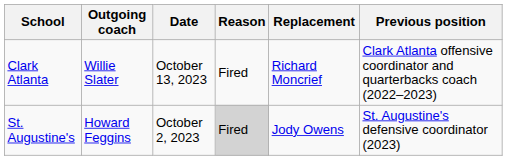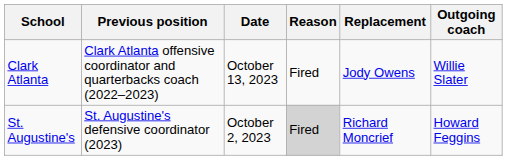columns swapped: (117, 22) <-> (431, 22)
(297, 72) Richard Moncrief -> (379, 72) Jody Owens
(308, 130) Jody Owens -> (368, 130) Richard Moncrief
